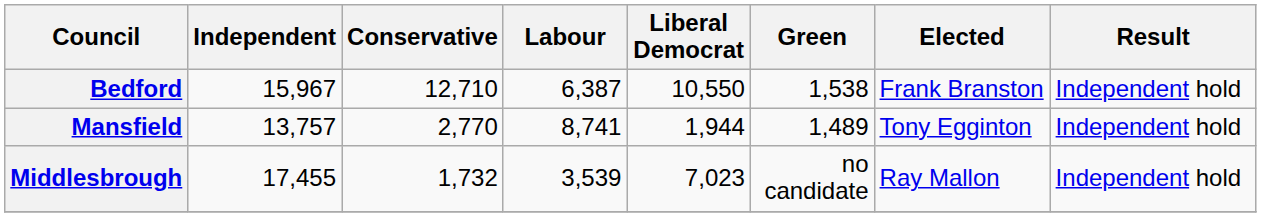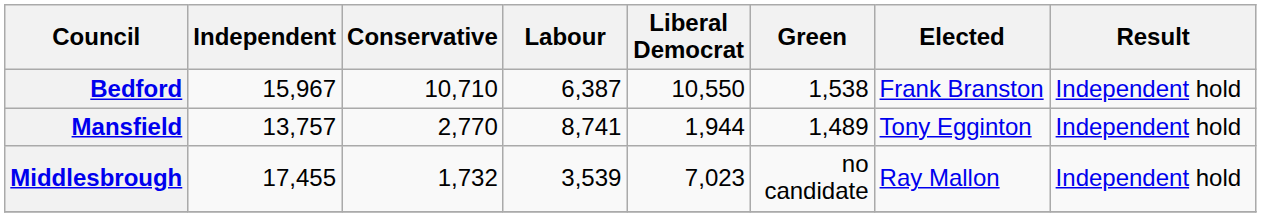(461, 88) 12,710 -> (461, 88) 10,710
